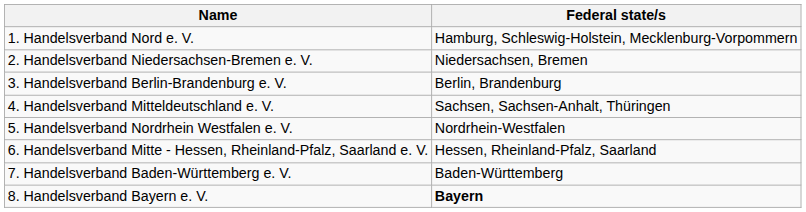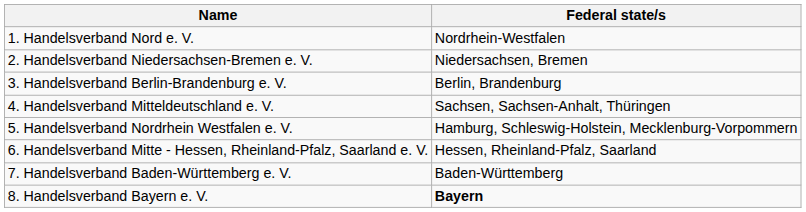(616, 38) Hamburg, Schleswig-Holstein, Mecklenburg-Vorpommern -> (500, 38) Nordrhein-Westfalen
(500, 128) Nordrhein-Westfalen -> (616, 128) Hamburg, Schleswig-Holstein, Mecklenburg-Vorpommern
